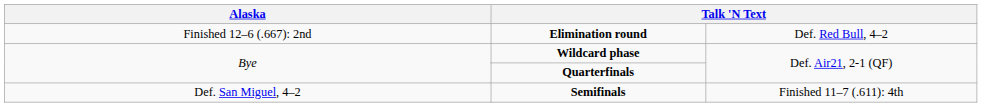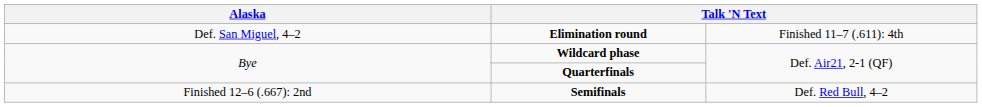(248, 33) Finished 12–6 (.667): 2nd -> (248, 33) Def. San Miguel, 4–2
(841, 33) Def. Red Bull, 4–2 -> (841, 33) Finished 11–7 (.611): 4th
(248, 92) Def. San Miguel, 4–2 -> (248, 92) Finished 12–6 (.667): 2nd
(841, 92) Finished 11–7 (.611): 4th -> (841, 92) Def. Red Bull, 4–2
